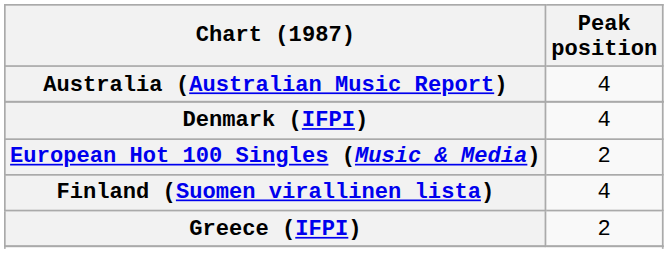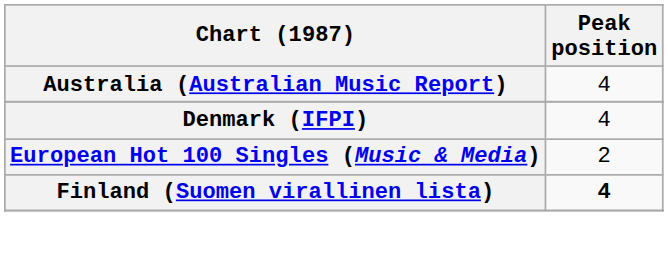(604, 192) normal -> (604, 192) bold
- row: (275, 228)
